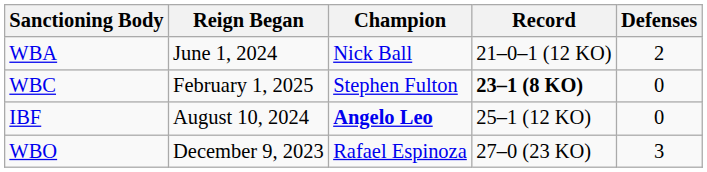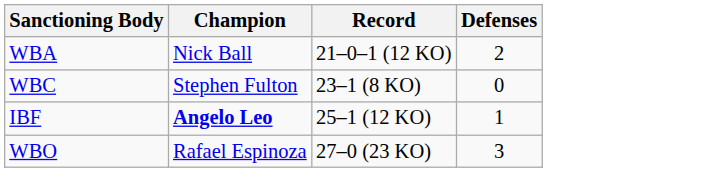- column: (248, 20)
(530, 85) bold -> (368, 85) normal
(659, 118) 0 -> (499, 118) 1
